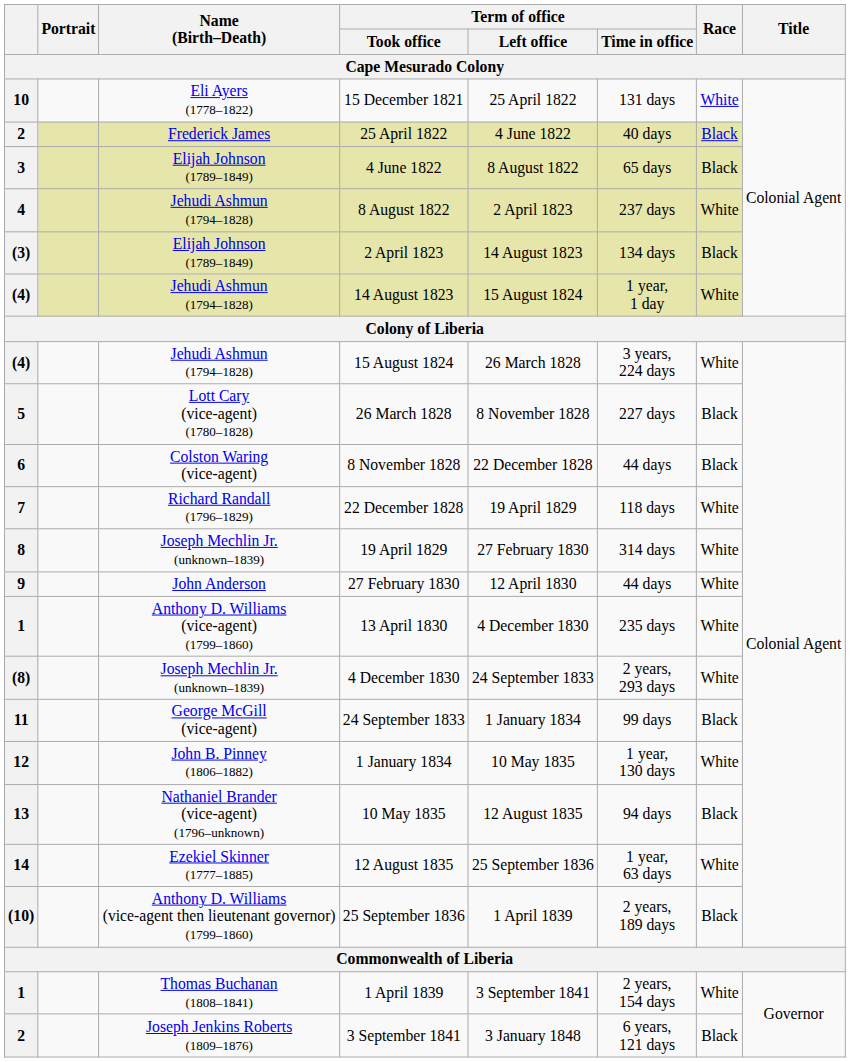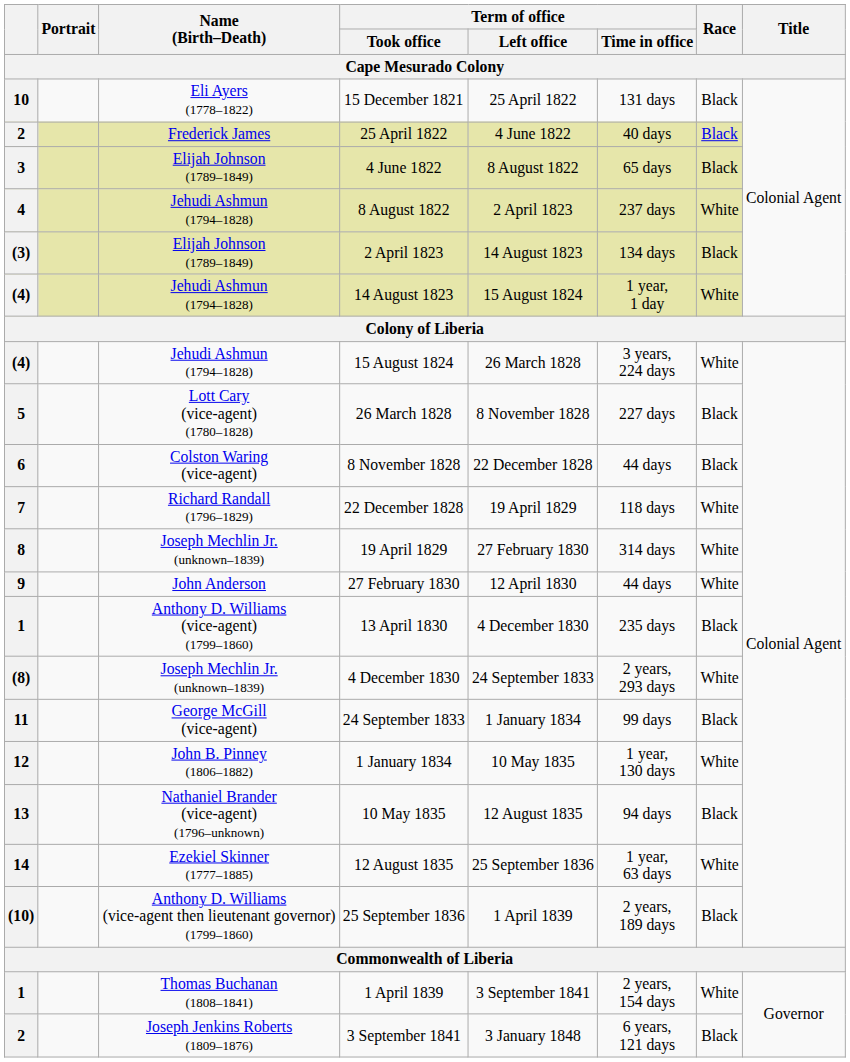(720, 100) White -> (720, 100) Black
(720, 626) White -> (720, 626) Black
